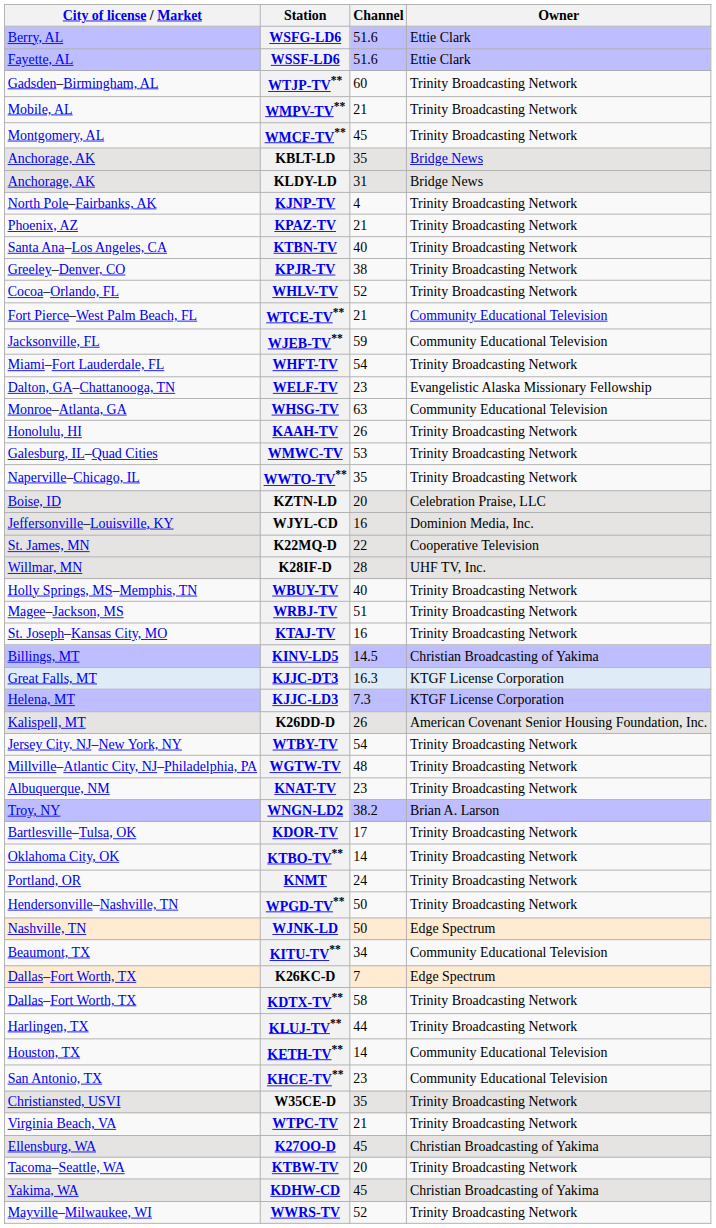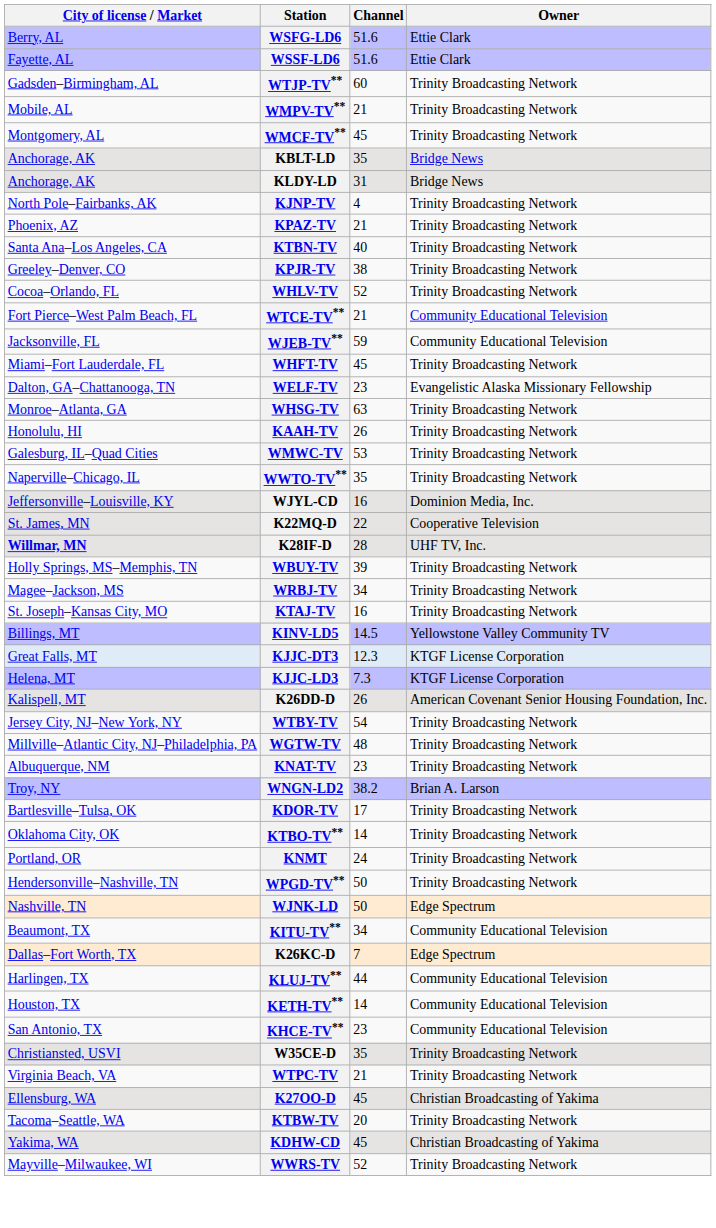(360, 365) 54 -> (360, 365) 45
(509, 409) Community Educational Television -> (494, 409) Trinity Broadcasting Network
- row: (305, 501)
(45, 567) normal -> (47, 545) bold
(360, 590) 40 -> (360, 567) 39
(360, 612) 51 -> (360, 590) 34
(504, 656) Christian Broadcasting of Yakima -> (510, 634) Yellowstone Valley Community TV
(365, 678) 16.3 -> (365, 656) 12.3
- row: (305, 1000)
(494, 1026) Trinity Broadcasting Network -> (509, 978) Community Educational Television
